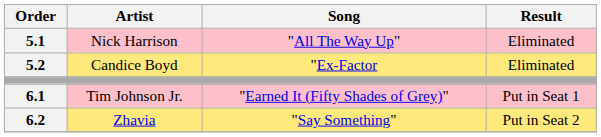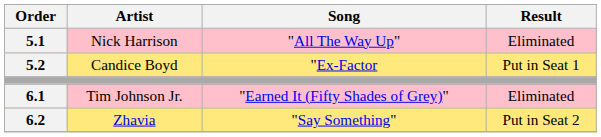(541, 64) Eliminated -> (541, 64) Put in Seat 1
(541, 95) Put in Seat 1 -> (541, 95) Eliminated
